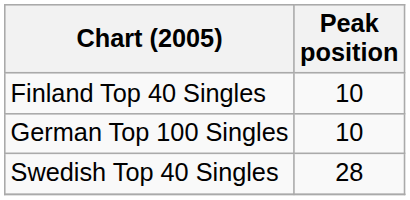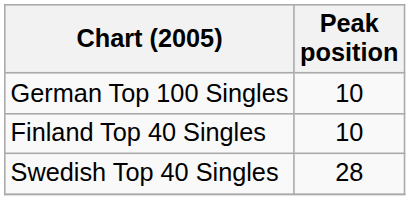rows swapped: (138, 93) <-> (150, 133)
